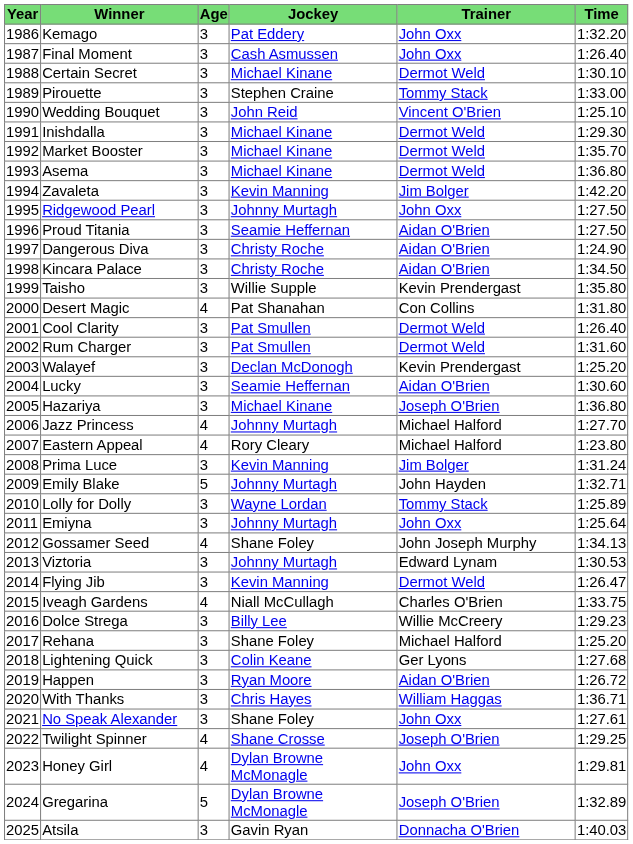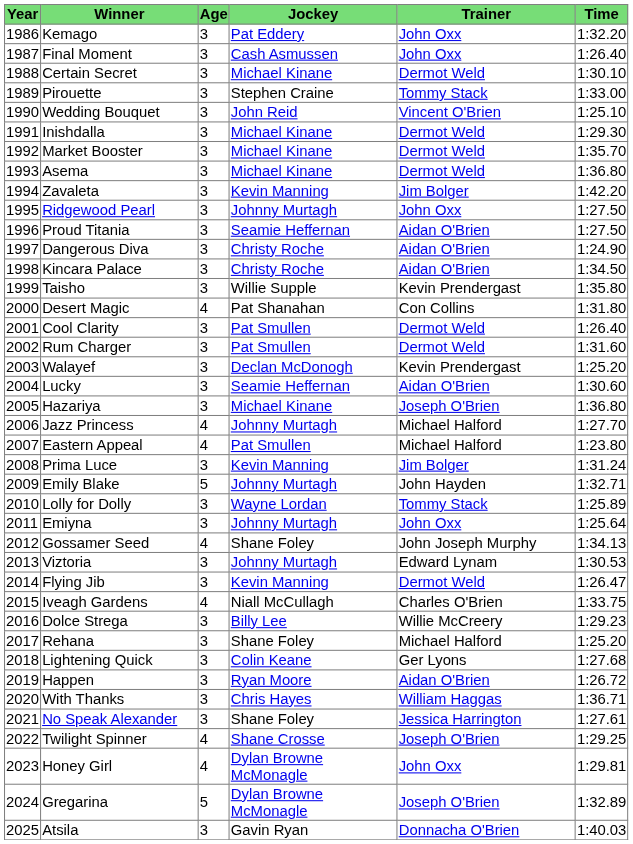(270, 445) Rory Cleary -> (271, 445) Pat Smullen
(430, 719) John Oxx -> (460, 719) Jessica Harrington
